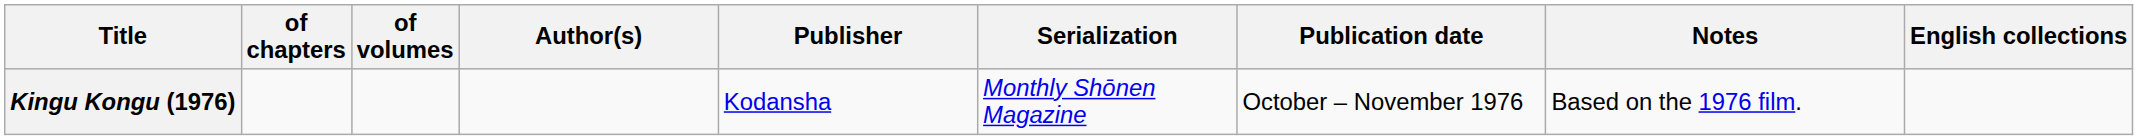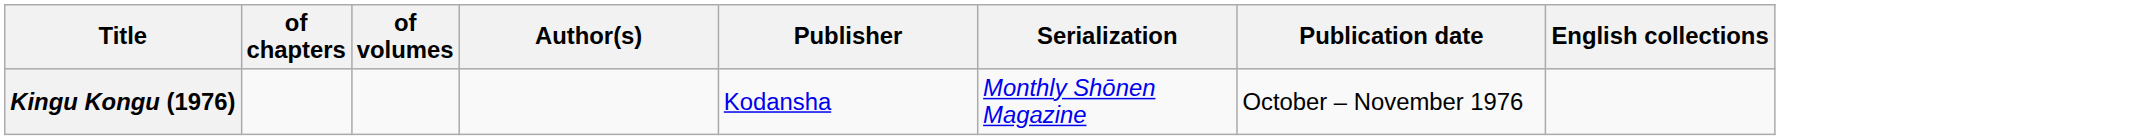- column: (1725, 36)
